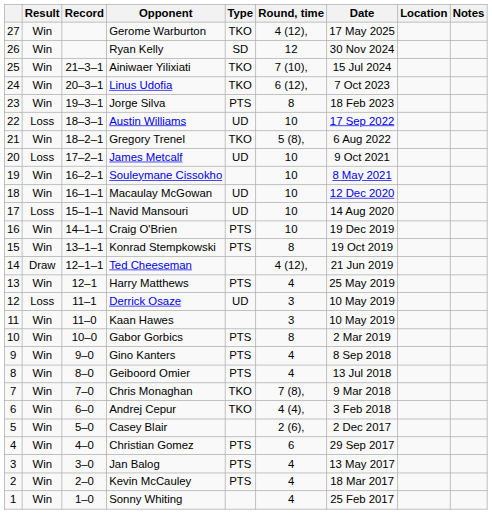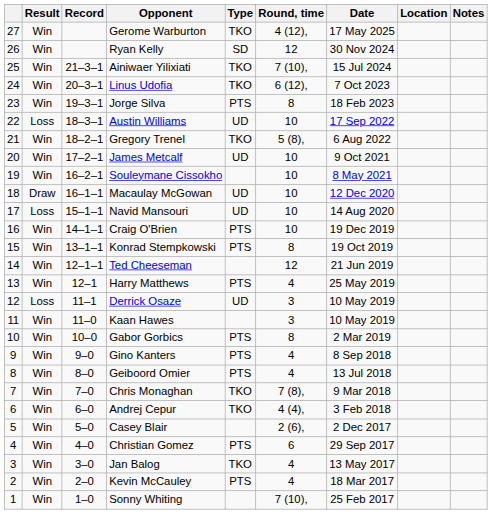(42, 157) Loss -> (42, 157) Win
(42, 193) Win -> (42, 193) Draw
(42, 265) Draw -> (42, 265) Win
(291, 265) 4 (12), -> (291, 265) 12
(240, 463) PTS -> (240, 463) TKO
(291, 499) 4 -> (291, 499) 7 (10),
